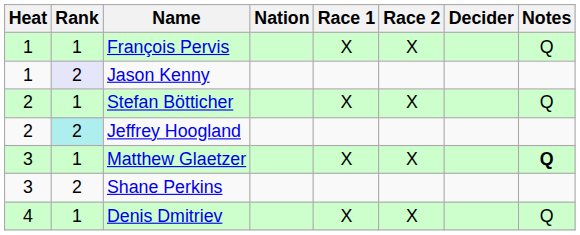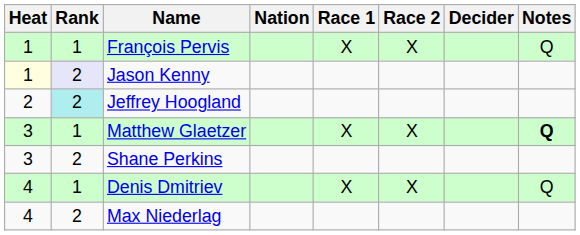(28, 74) no background -> (28, 74) lightyellow background
- row: (170, 103)
+ row: (164, 215)
